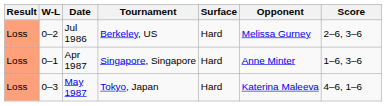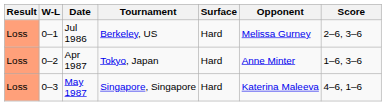(50, 33) 0–2 -> (50, 33) 0–1
(50, 60) 0–1 -> (50, 60) 0–2
(148, 60) Singapore, Singapore -> (129, 60) Tokyo, Japan
(129, 87) Tokyo, Japan -> (148, 87) Singapore, Singapore
